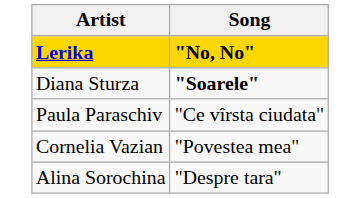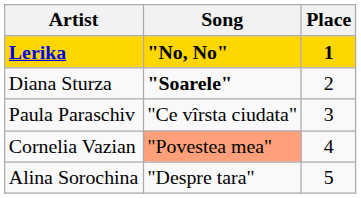+ column: (329, 20)
(237, 146) no background -> (210, 146) lightsalmon background
